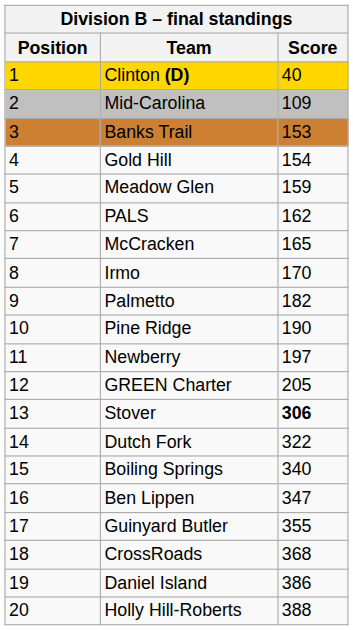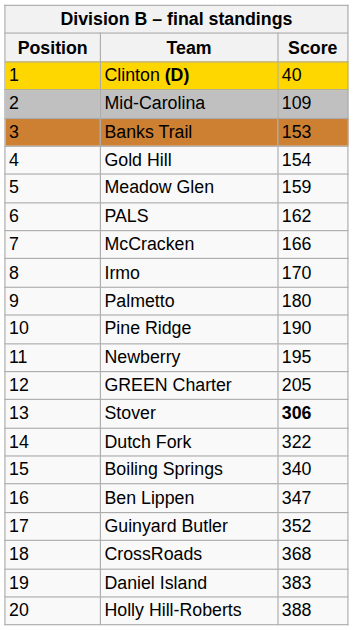(297, 244) 165 -> (297, 244) 166
(297, 301) 182 -> (297, 301) 180
(297, 357) 197 -> (297, 357) 195
(297, 526) 355 -> (297, 526) 352
(297, 582) 386 -> (297, 582) 383
